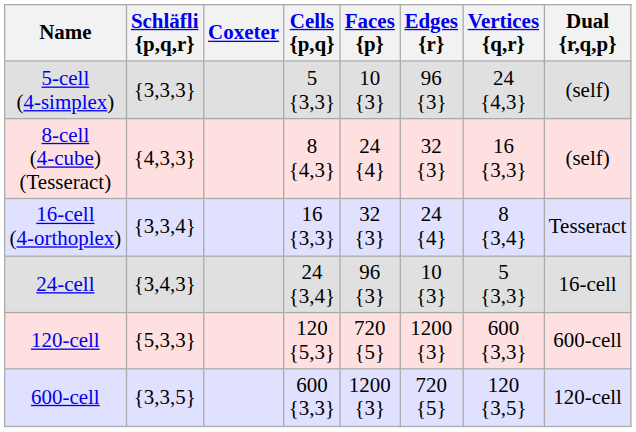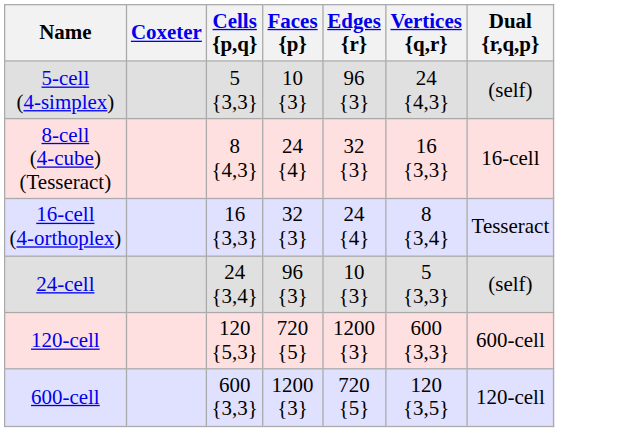- column: (165, 32)
(588, 158) (self) -> (510, 158) 16-cell
(588, 283) 16-cell -> (510, 283) (self)
